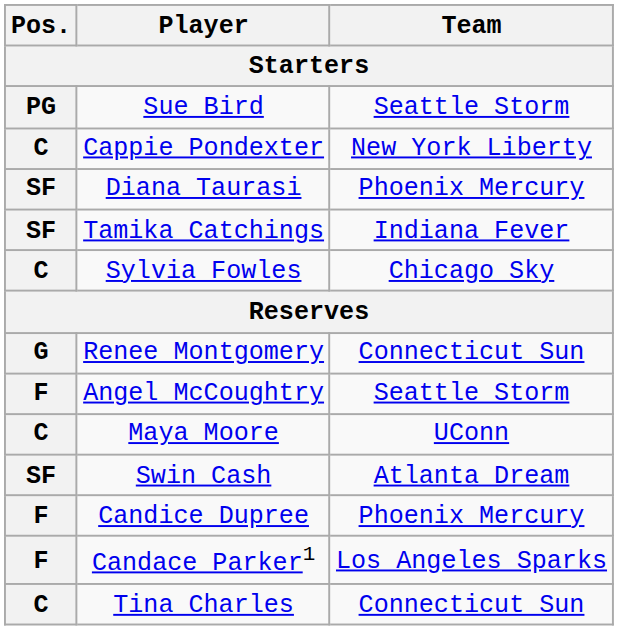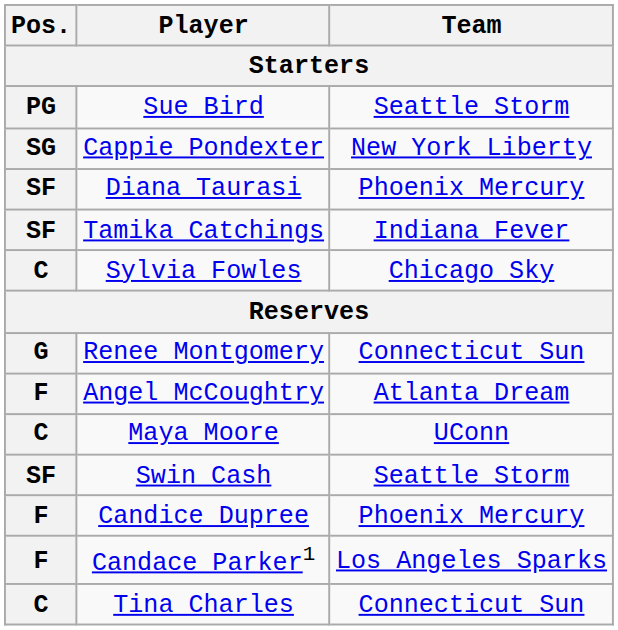(41, 148) C -> (41, 148) SG
(471, 393) Seattle Storm -> (471, 393) Atlanta Dream
(471, 475) Atlanta Dream -> (471, 475) Seattle Storm
